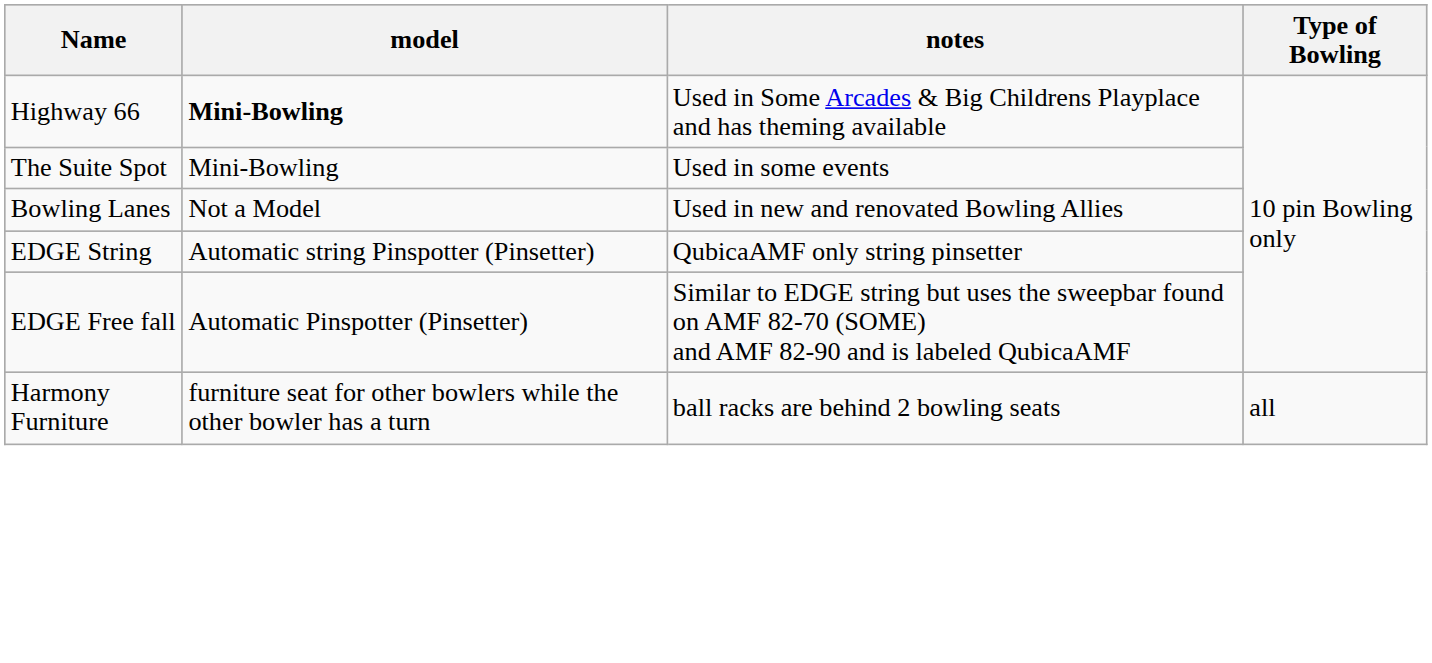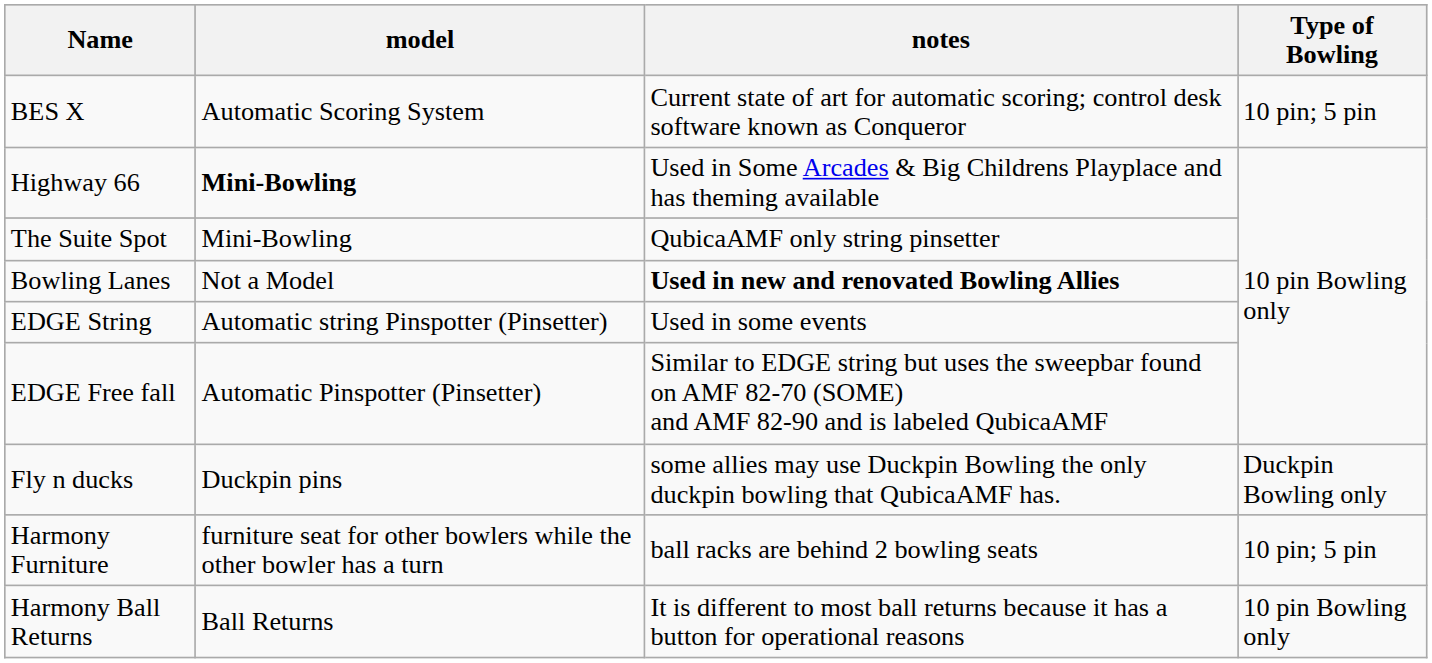+ row: (48, 111)
(781, 167) Used in some events -> (825, 238) QubicaAMF only string pinsetter
(898, 209) normal -> (885, 280) bold
(847, 250) QubicaAMF only string pinsetter -> (759, 321) Used in some events
+ row: (72, 478)
(1262, 407) all -> (1310, 550) 10 pin; 5 pin
+ row: (86, 621)
